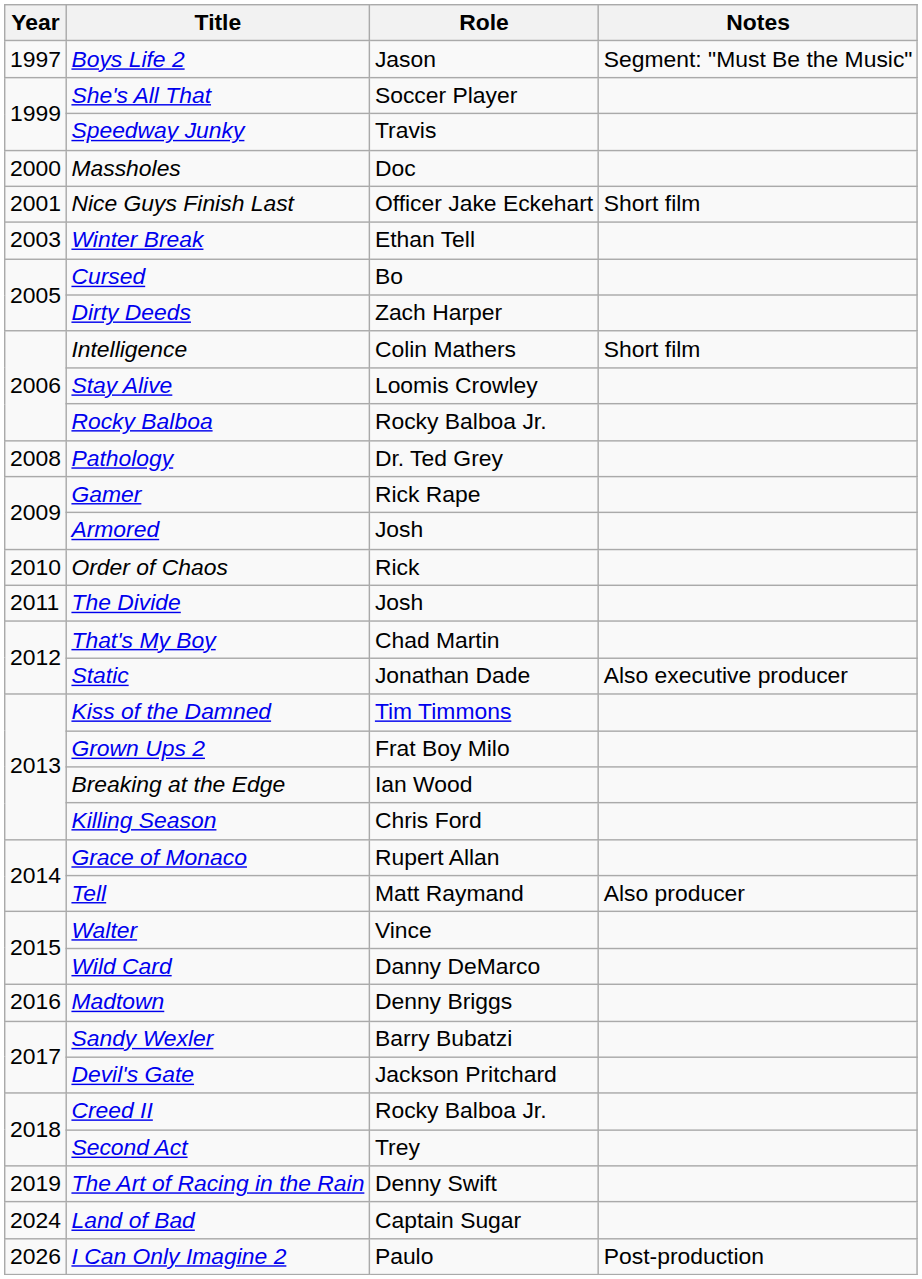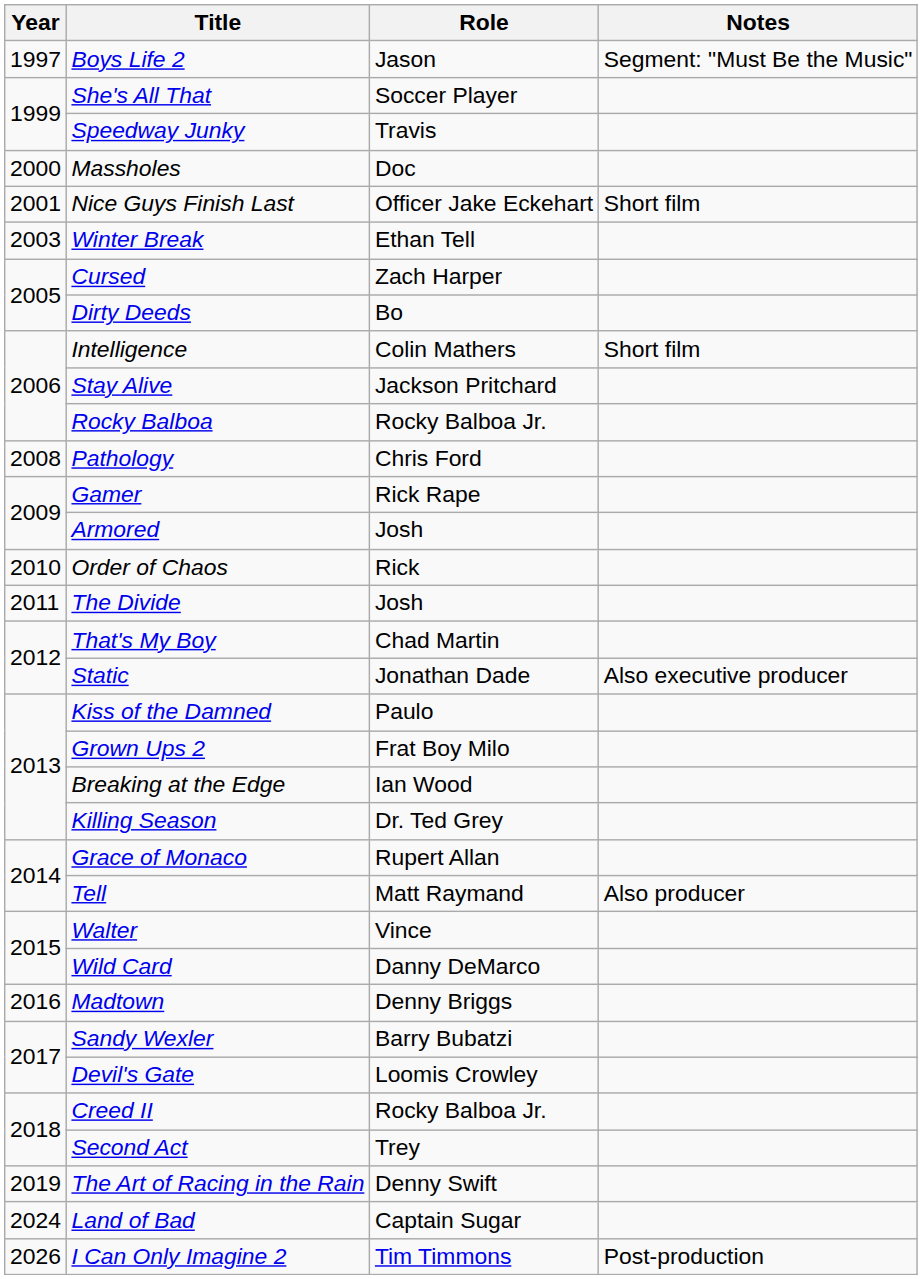(389, 276) Bo -> (438, 276) Zach Harper
(438, 312) Zach Harper -> (389, 312) Bo
(456, 385) Loomis Crowley -> (466, 385) Jackson Pritchard
(439, 458) Dr. Ted Grey -> (428, 458) Chris Ford
(443, 712) Tim Timmons -> (404, 712) Paulo
(428, 820) Chris Ford -> (439, 820) Dr. Ted Grey
(466, 1074) Jackson Pritchard -> (456, 1074) Loomis Crowley
(404, 1256) Paulo -> (443, 1256) Tim Timmons
